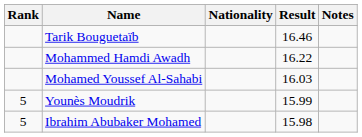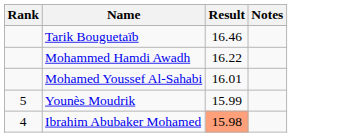- column: (241, 15)
(297, 79) 16.03 -> (227, 79) 16.01
(23, 121) 5 -> (23, 121) 4
(297, 121) no background -> (227, 121) lightsalmon background
